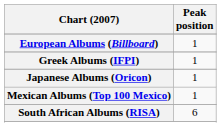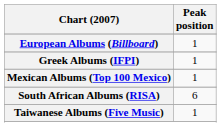- row: (89, 78)
+ row: (89, 113)
